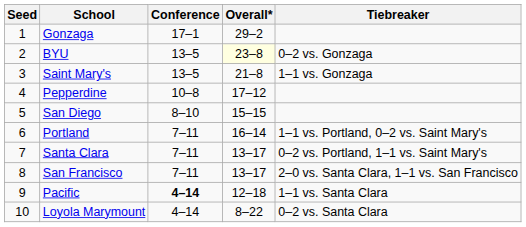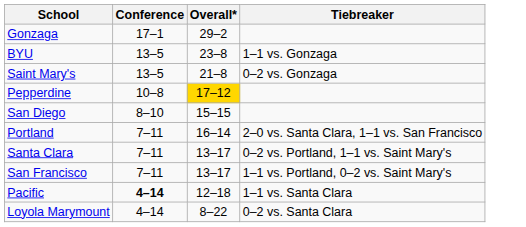- column: (22, 14)
(249, 54) lightyellow background -> (213, 54) no background
(325, 54) 0–2 vs. Gonzaga -> (290, 54) 1–1 vs. Gonzaga
(325, 74) 1–1 vs. Gonzaga -> (290, 74) 0–2 vs. Gonzaga
(249, 93) no background -> (213, 93) gold background
(383, 133) 1–1 vs. Portland, 0–2 vs. Saint Mary's -> (362, 133) 2–0 vs. Santa Clara, 1–1 vs. San Francisco
(398, 172) 2–0 vs. Santa Clara, 1–1 vs. San Francisco -> (347, 172) 1–1 vs. Portland, 0–2 vs. Saint Mary's
